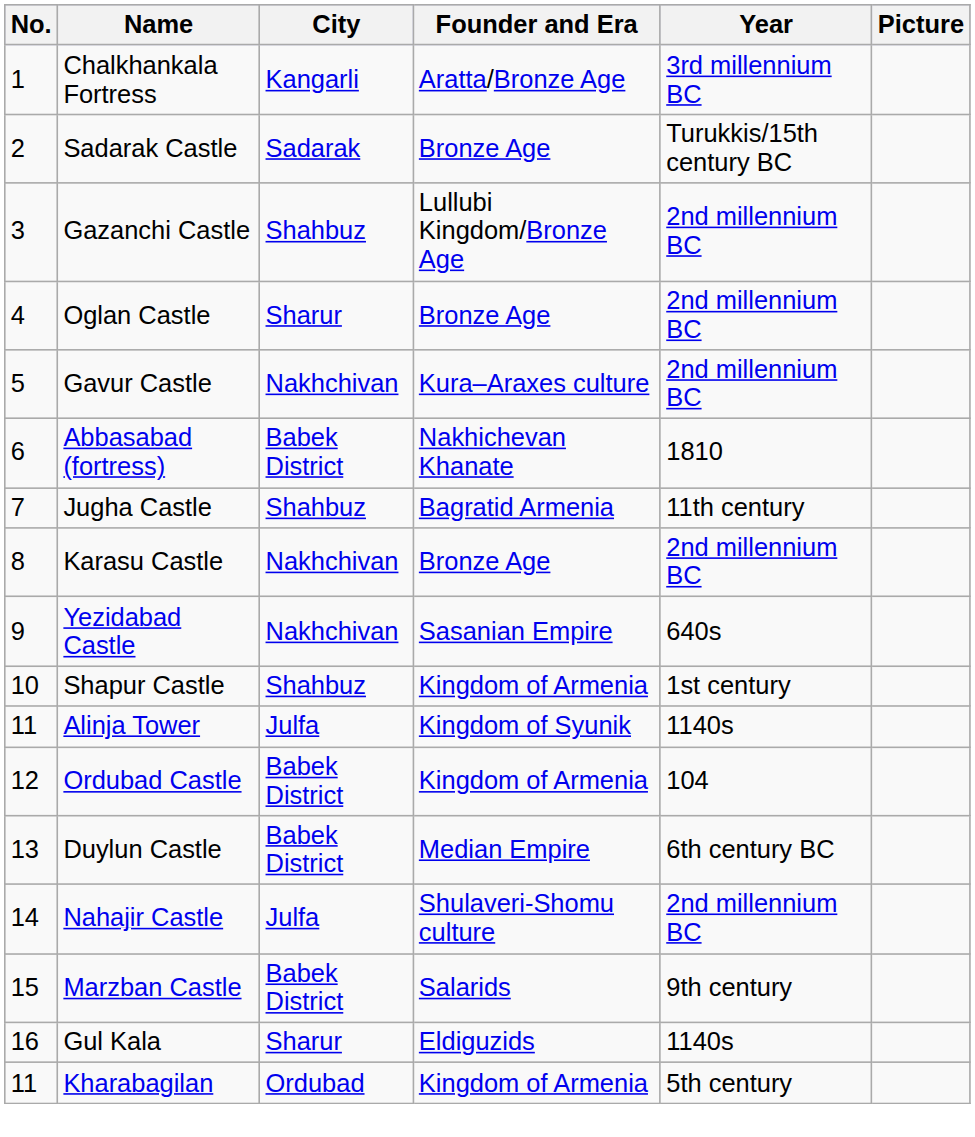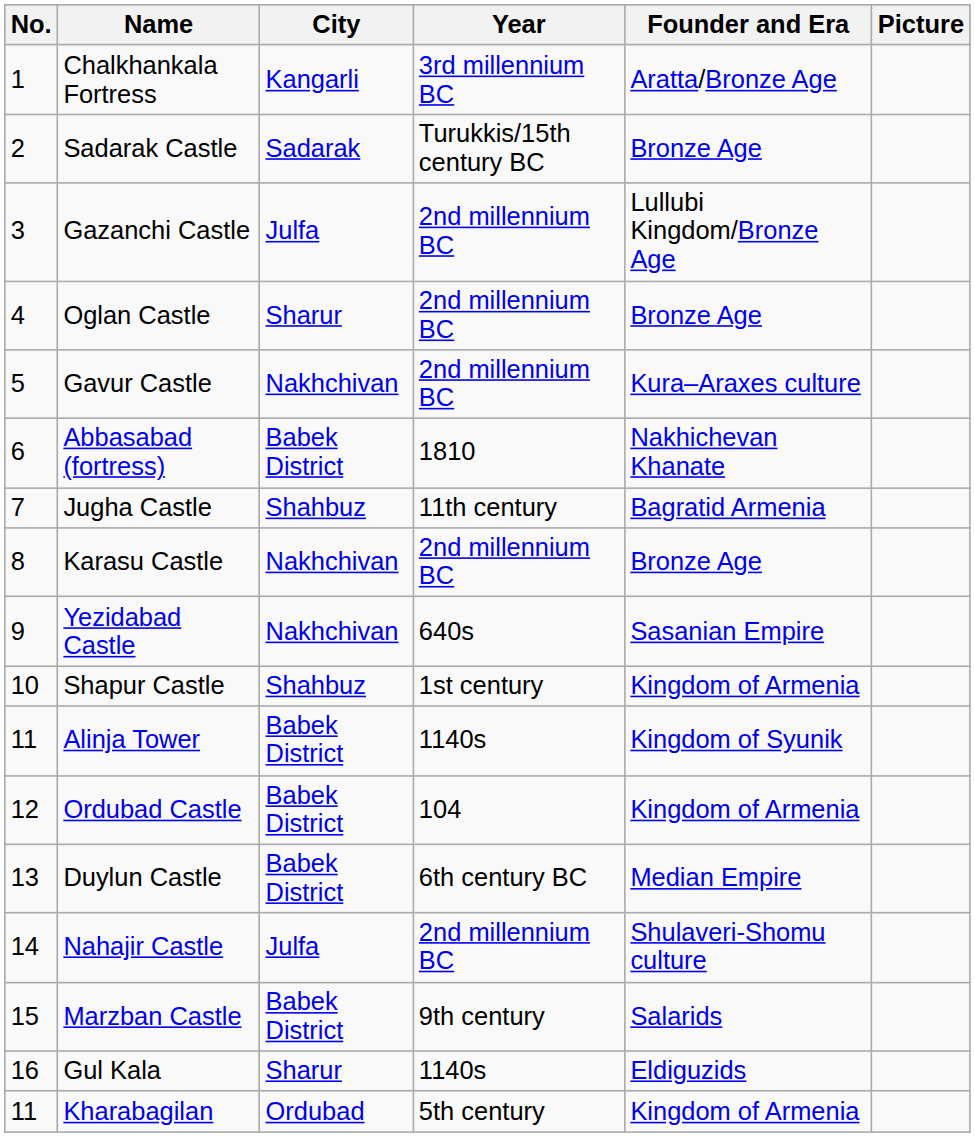columns swapped: (766, 24) <-> (537, 24)
(316, 231) Shahbuz -> (292, 231) Julfa
(292, 726) Julfa -> (304, 740) Babek District
